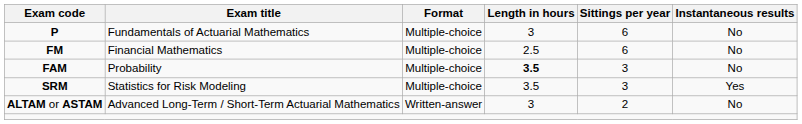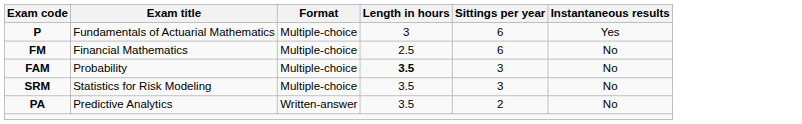(735, 31) No -> (610, 31) Yes
(735, 86) Yes -> (610, 86) No
- row: (55, 104)
+ row: (37, 104)
